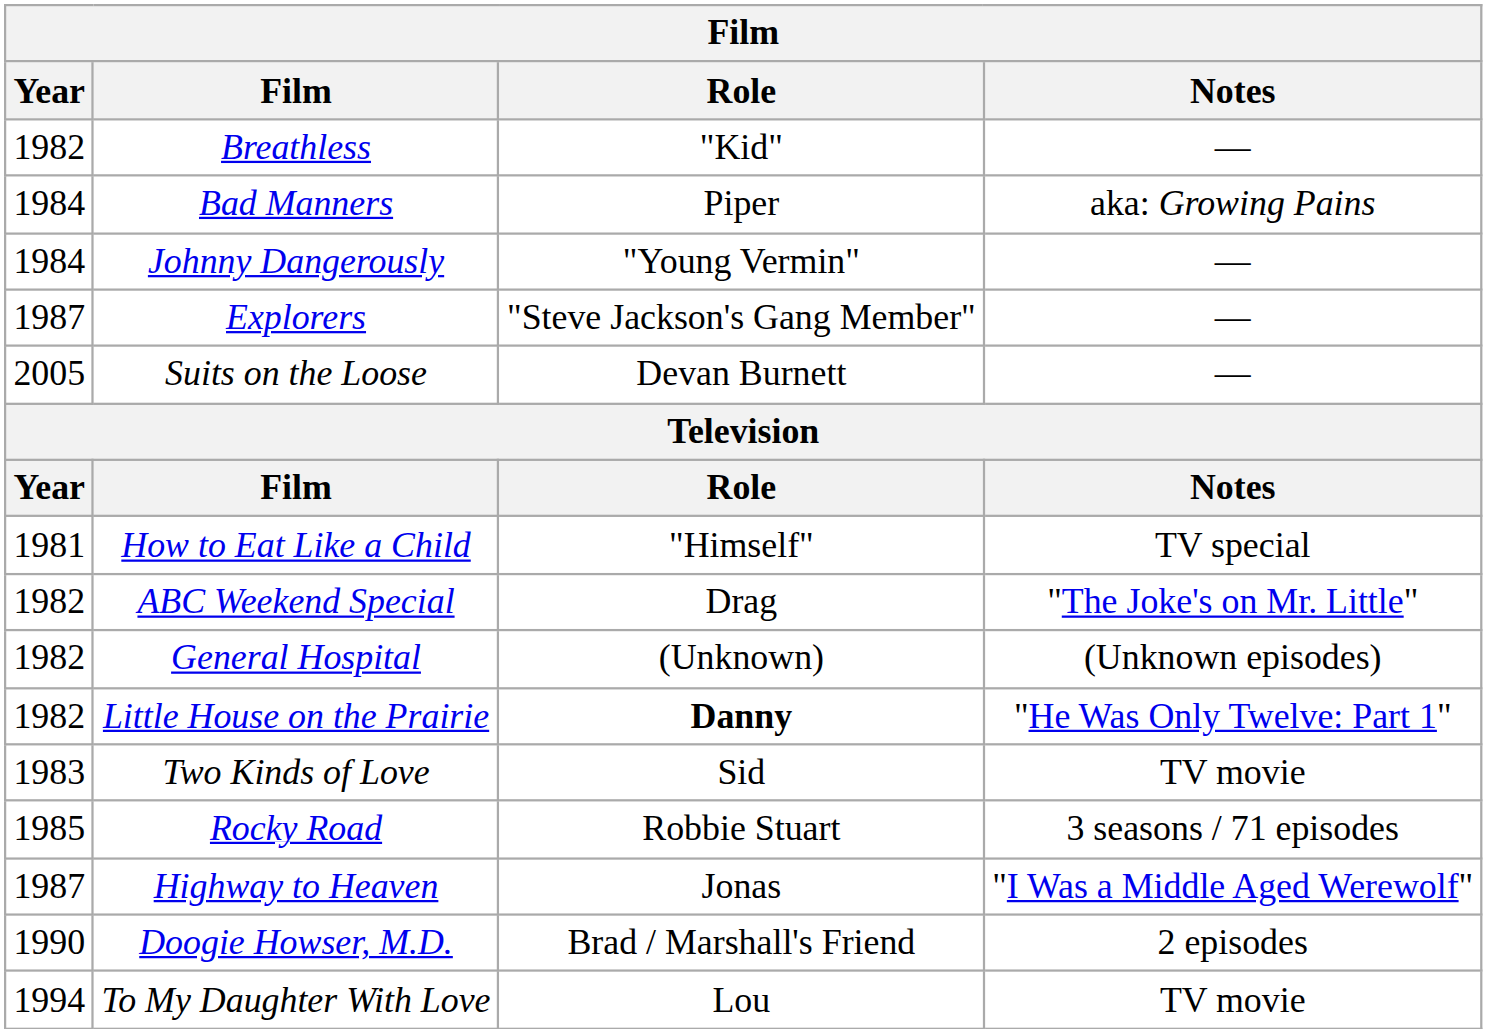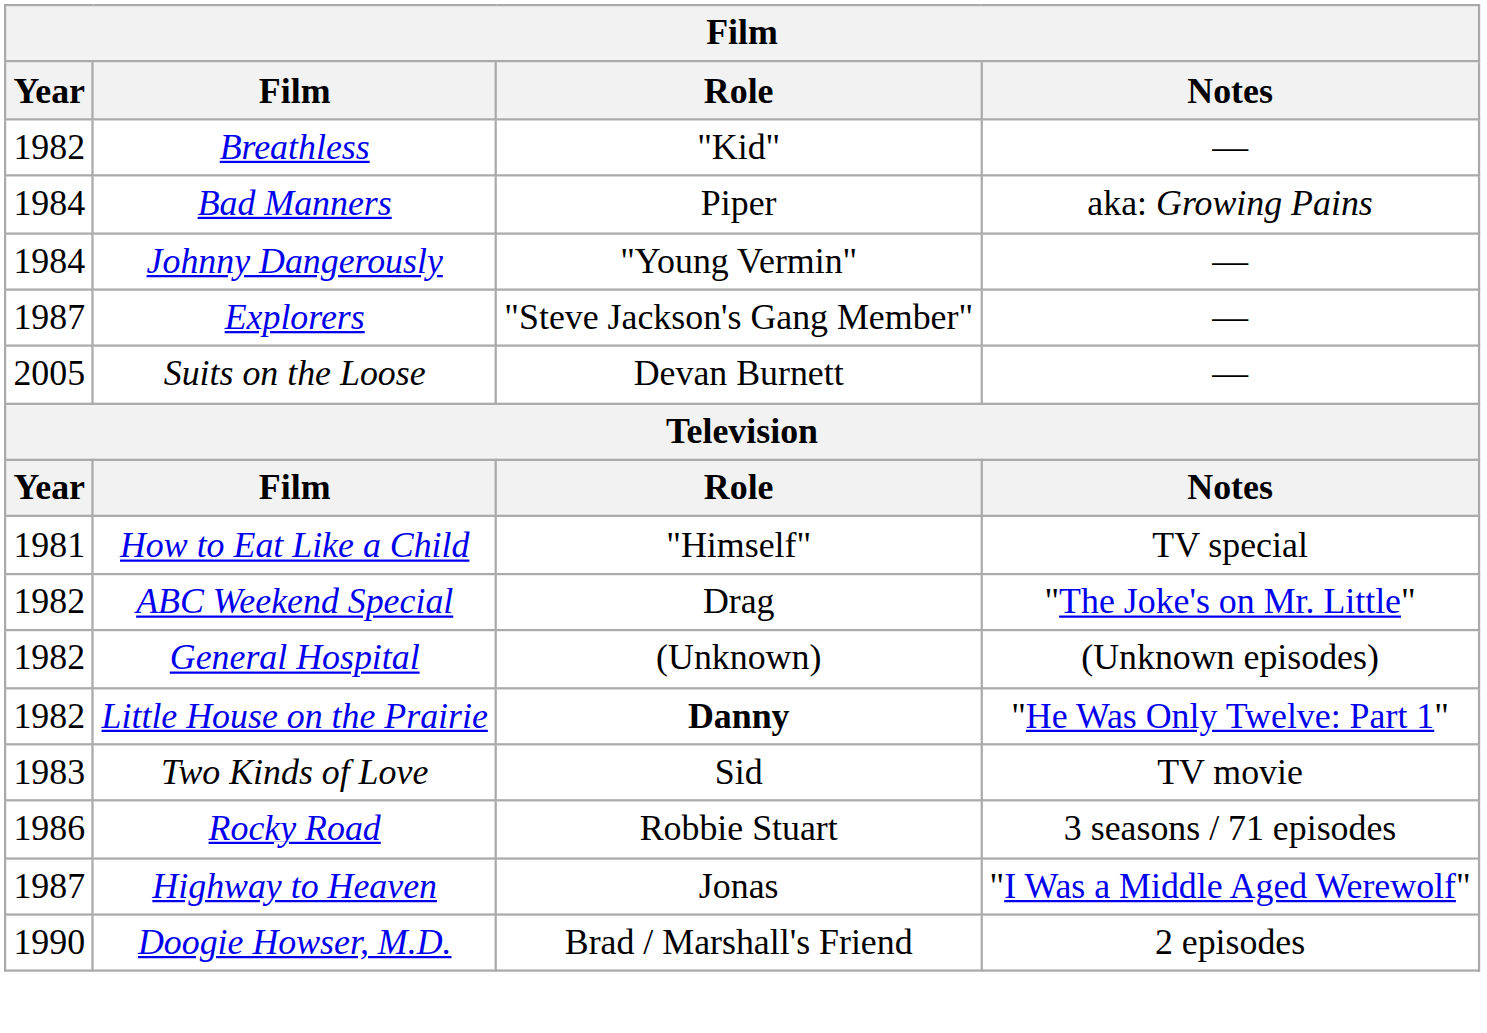(49, 828) 1985 -> (49, 828) 1986
- row: (296, 999)
